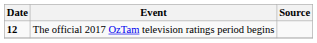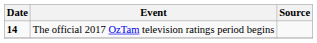(12, 29) 12 -> (12, 29) 14
